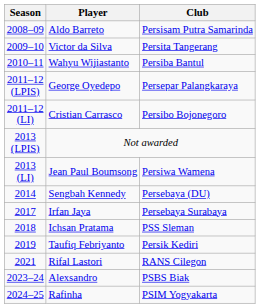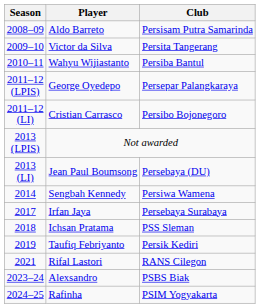(178, 171) Persiwa Wamena -> (176, 171) Persebaya (DU)
(176, 194) Persebaya (DU) -> (178, 194) Persiwa Wamena
